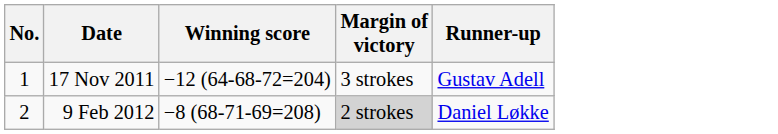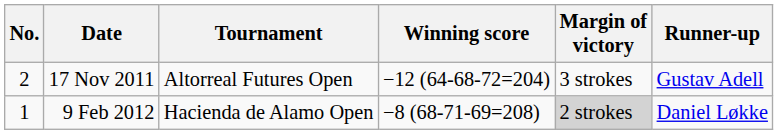+ column: (269, 33)
(24, 79) 1 -> (24, 79) 2
(24, 112) 2 -> (24, 112) 1
